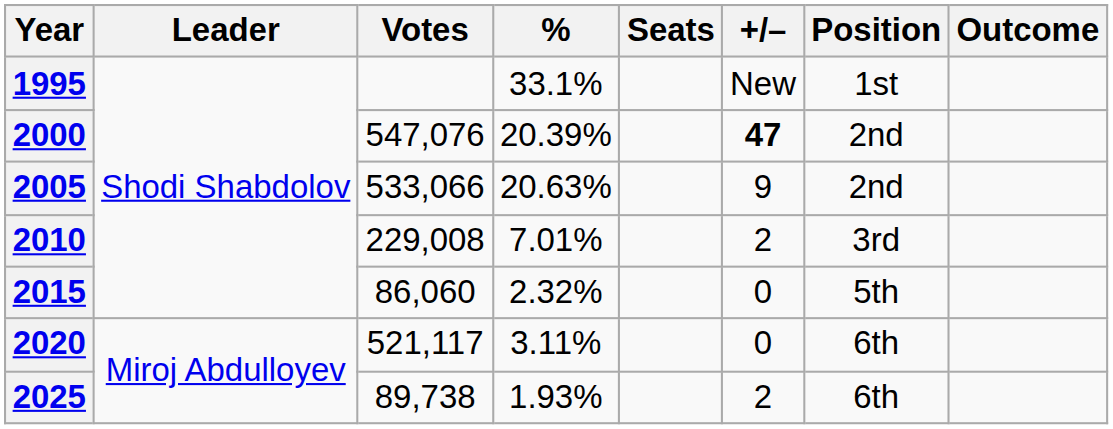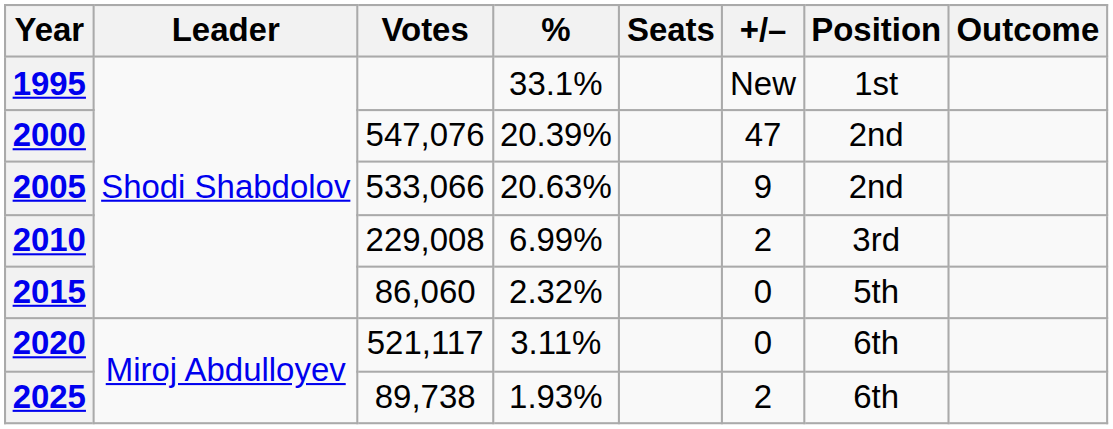(763, 135) bold -> (763, 135) normal
(556, 239) 7.01% -> (556, 239) 6.99%
